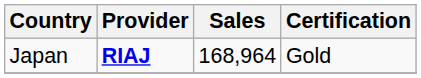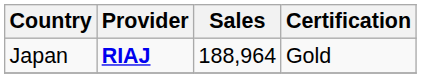(237, 55) 168,964 -> (237, 55) 188,964
